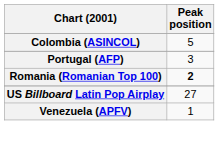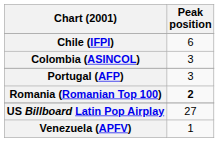+ row: (86, 42)
(190, 42) 5 -> (190, 59) 3
